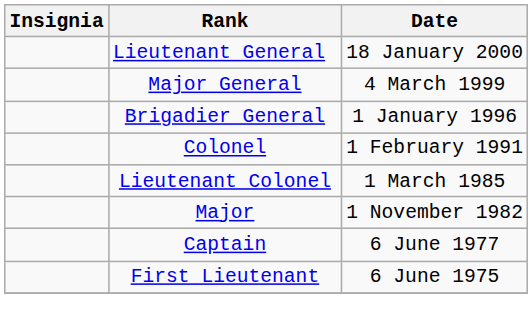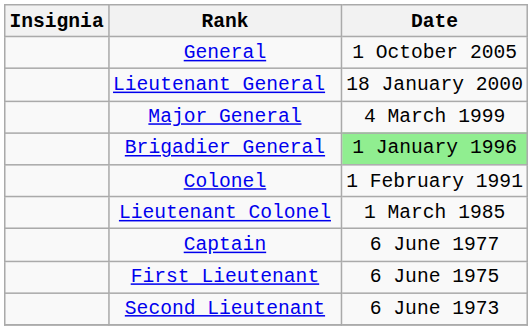+ row: (225, 53)
(435, 117) no background -> (435, 149) lightgreen background
- row: (225, 213)
+ row: (225, 309)
